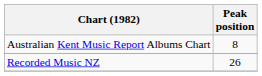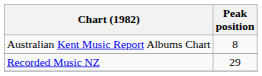(235, 62) 26 -> (235, 62) 29
